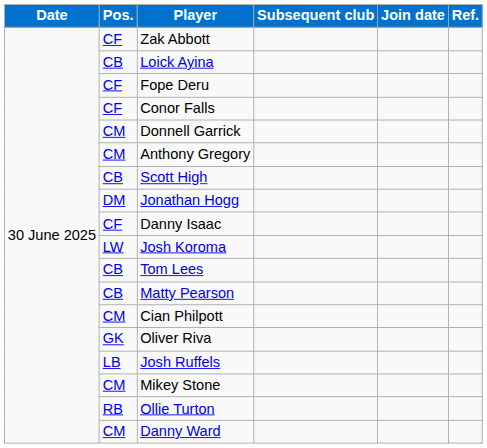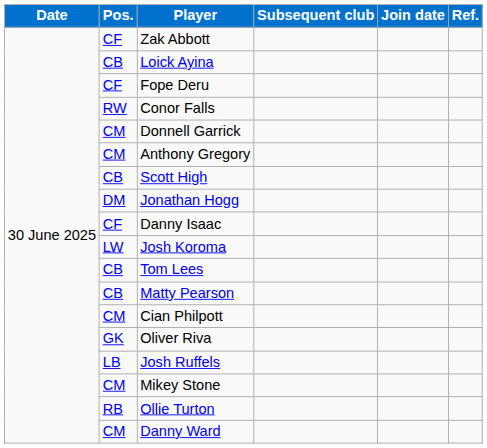(112, 108) CF -> (115, 108) RW
